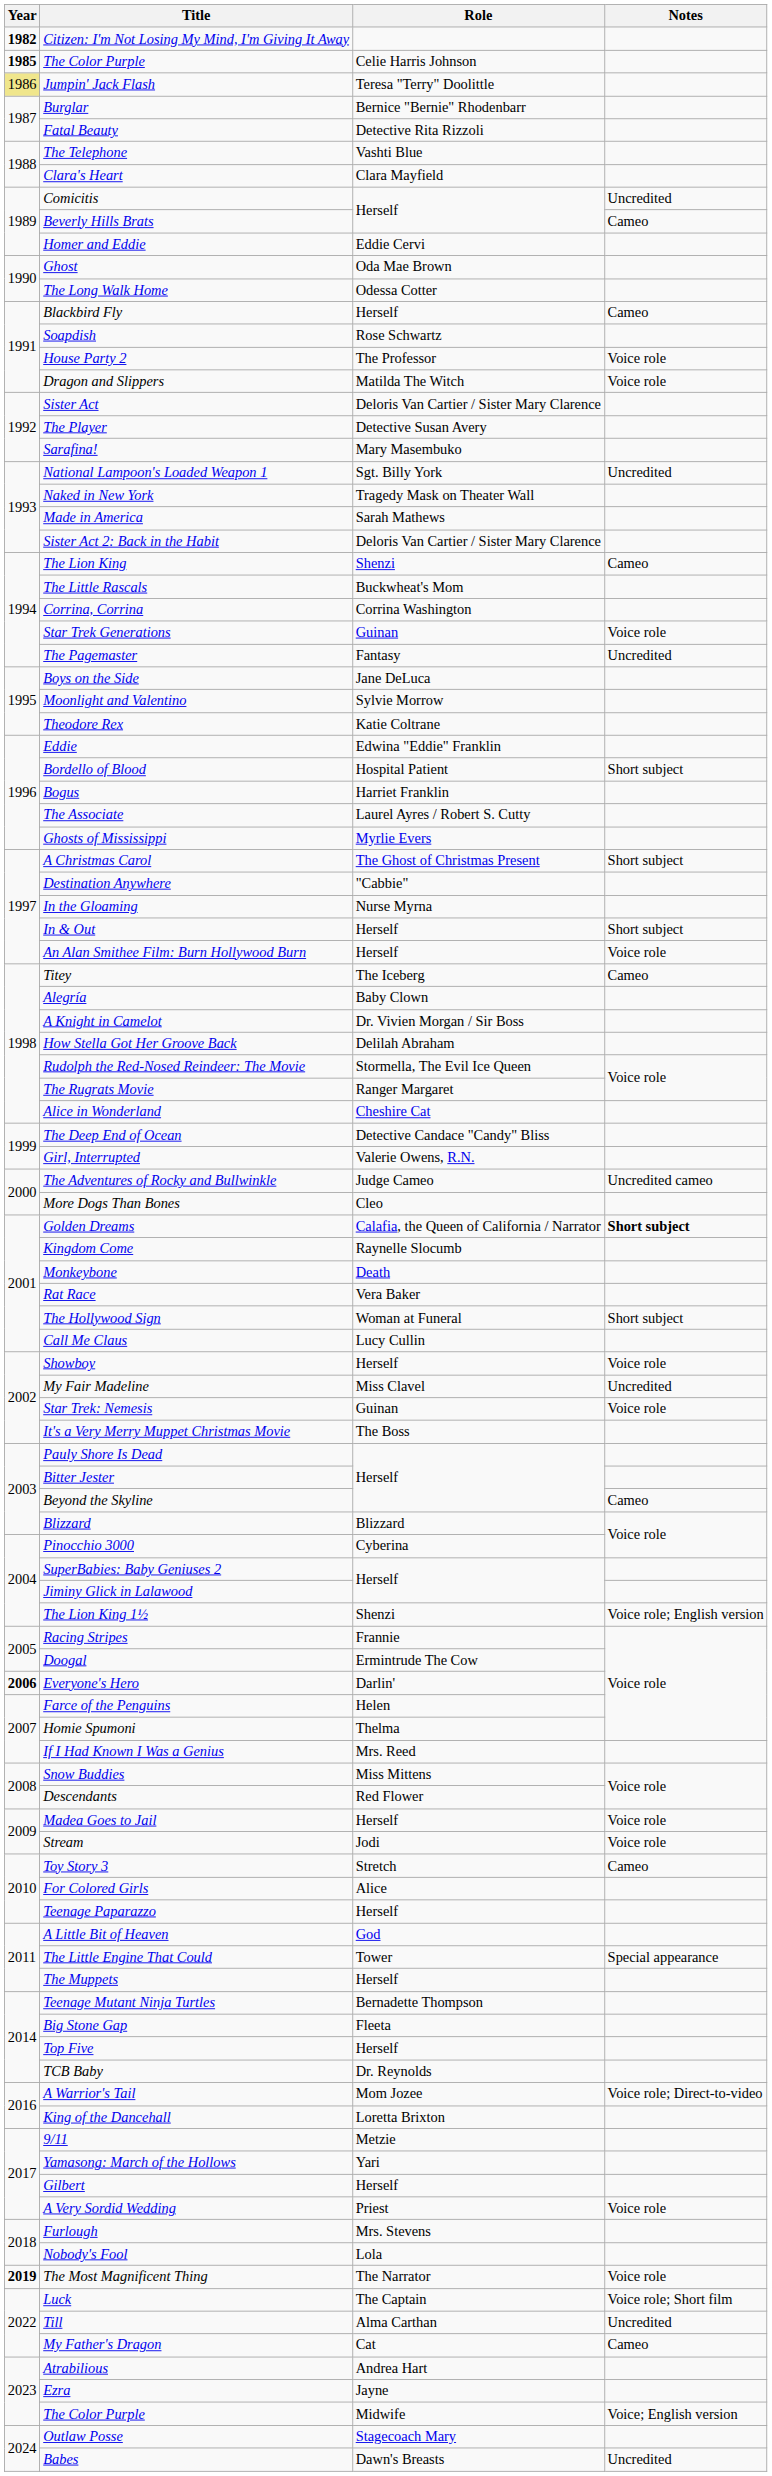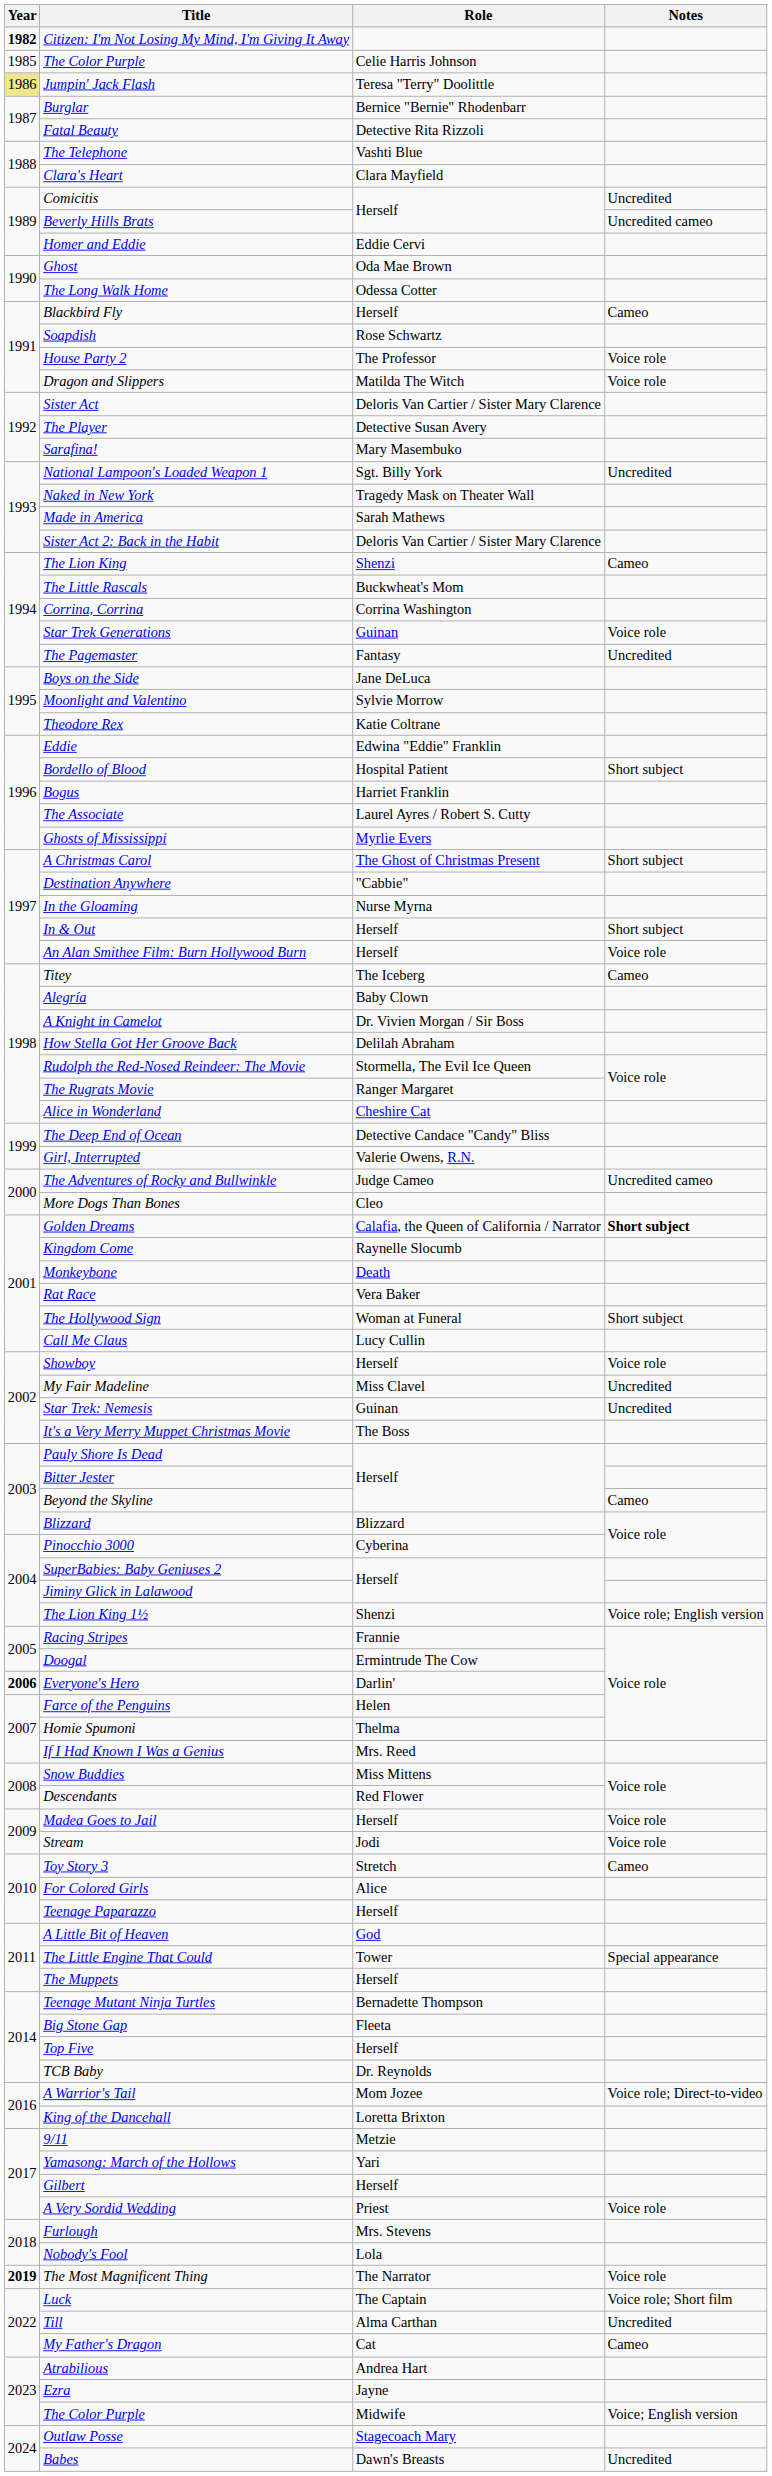(22, 61) bold -> (22, 61) normal
(628, 221) Cameo -> (660, 221) Uncredited cameo
(637, 1409) Voice role -> (640, 1409) Uncredited
